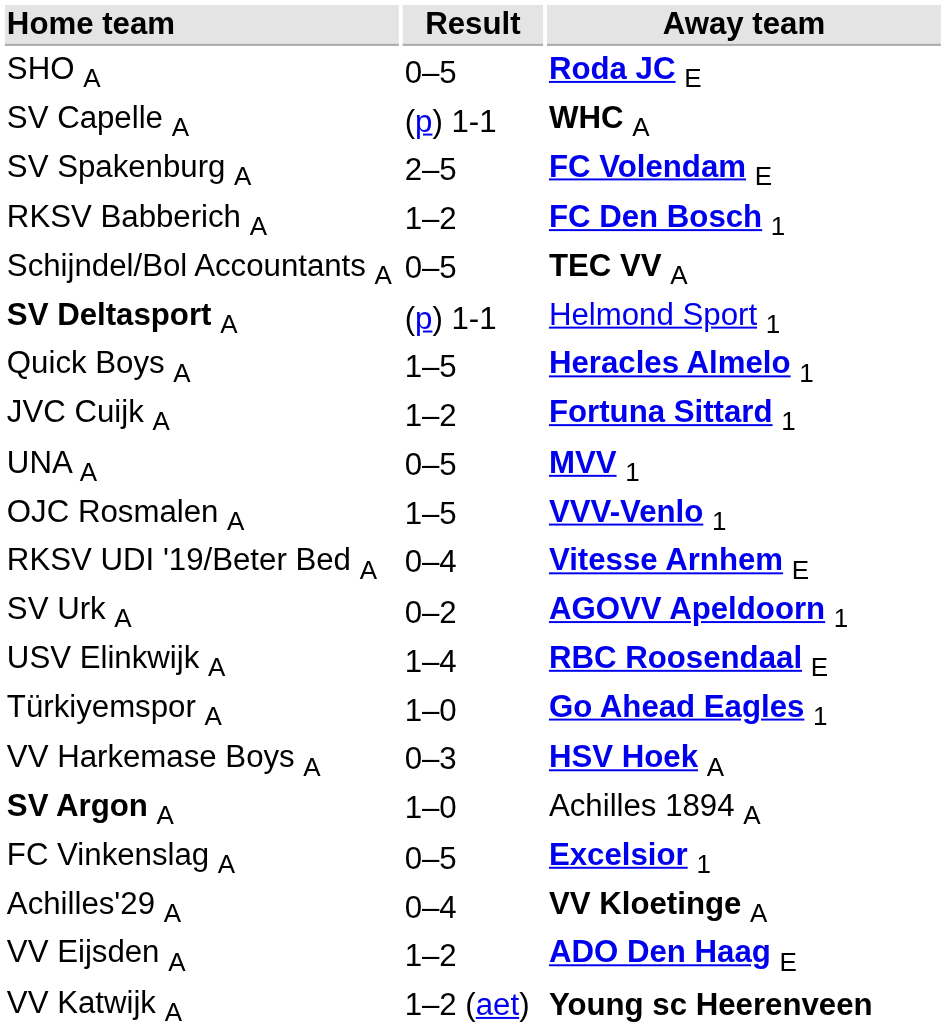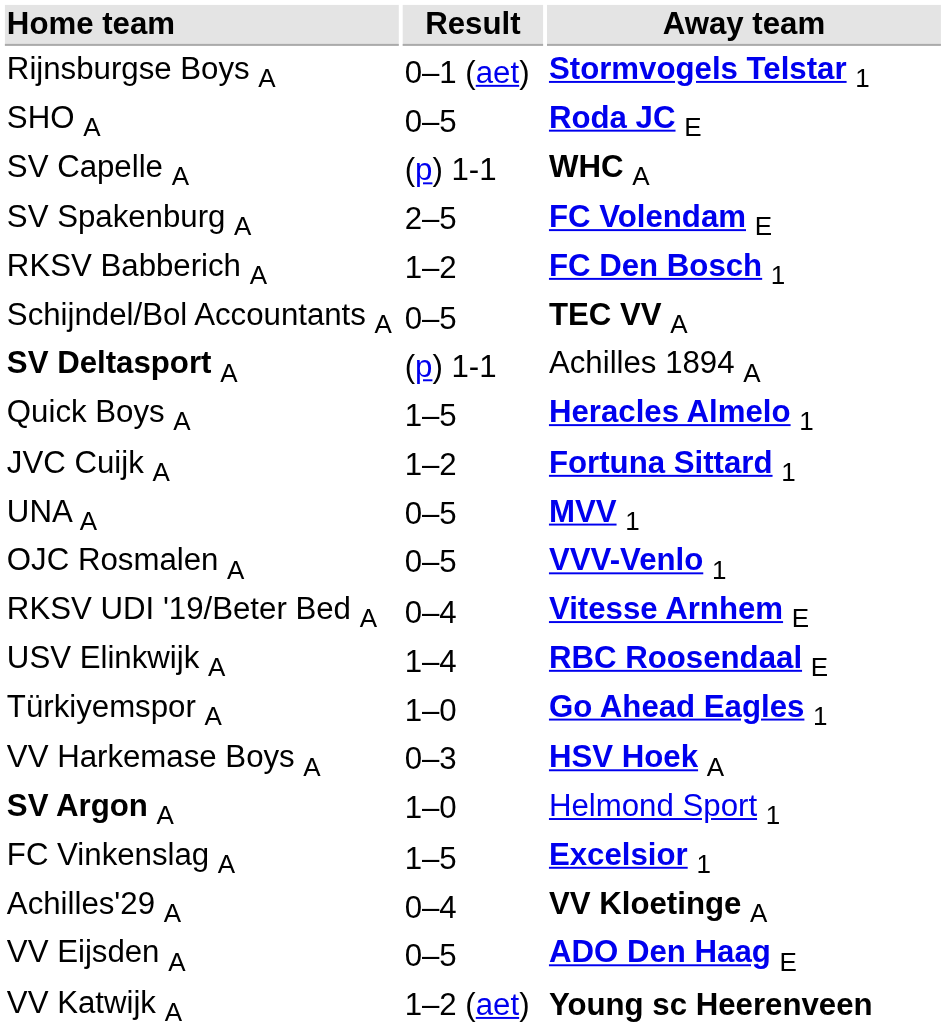+ row: (141, 72)
(665, 318) Helmond Sport 1 -> (655, 367) Achilles 1894 A
(431, 513) 1–5 -> (431, 563) 0–5
- row: (69, 613)
(655, 809) Achilles 1894 A -> (665, 809) Helmond Sport 1
(431, 857) 0–5 -> (431, 857) 1–5
(431, 955) 1–2 -> (431, 955) 0–5
